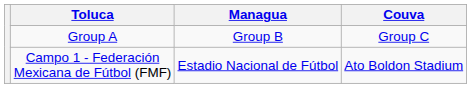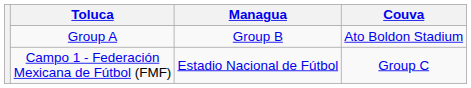(404, 36) Group C -> (404, 36) Ato Boldon Stadium
(404, 65) Ato Boldon Stadium -> (404, 65) Group C
